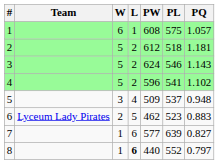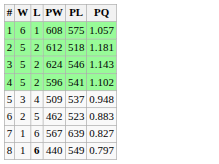- column: (64, 13)
(152, 133) 577 -> (54, 133) 567
(174, 151) 552 -> (76, 151) 549
